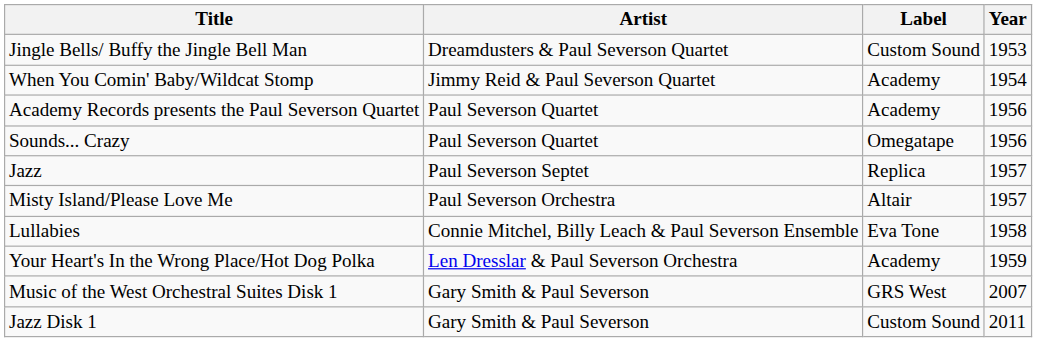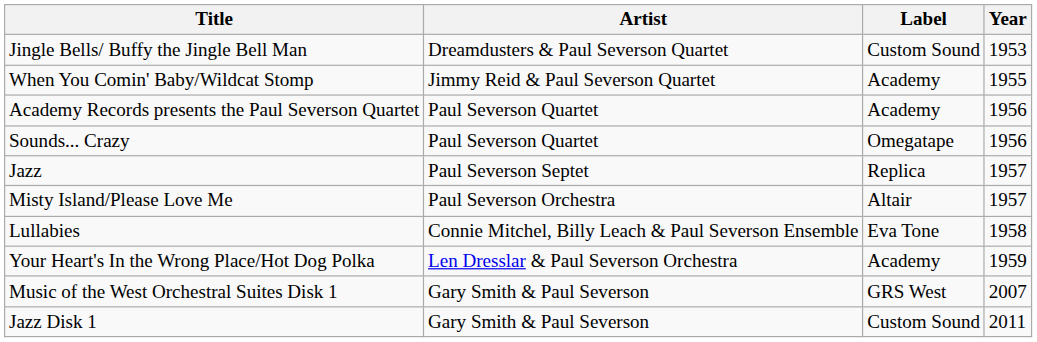(1008, 79) 1954 -> (1008, 79) 1955
